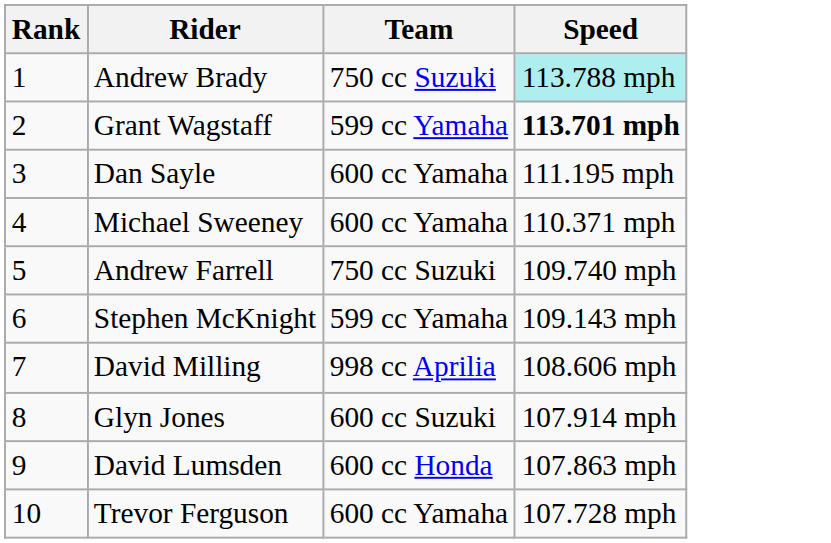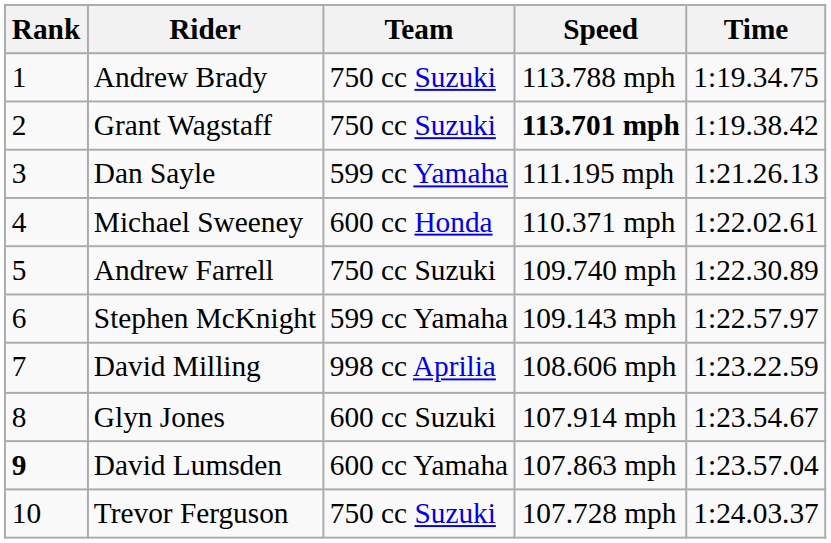+ column: (756, 28)
(599, 77) paleturquoise background -> (599, 77) no background
(419, 125) 599 cc Yamaha -> (413, 125) 750 cc Suzuki
(419, 173) 600 cc Yamaha -> (419, 173) 599 cc Yamaha
(419, 222) 600 cc Yamaha -> (411, 222) 600 cc Honda
(19, 464) normal -> (19, 464) bold
(411, 464) 600 cc Honda -> (419, 464) 600 cc Yamaha
(419, 512) 600 cc Yamaha -> (413, 512) 750 cc Suzuki
